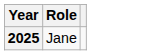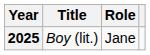+ column: (72, 15)
